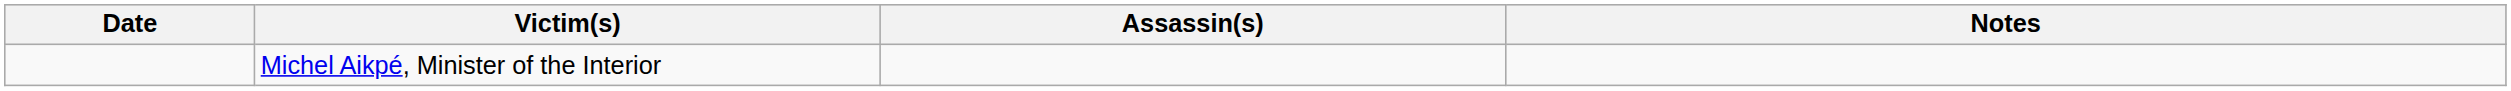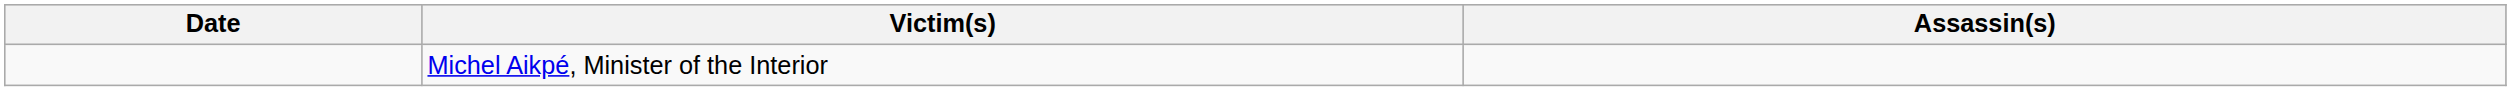- column: (2006, 24)
